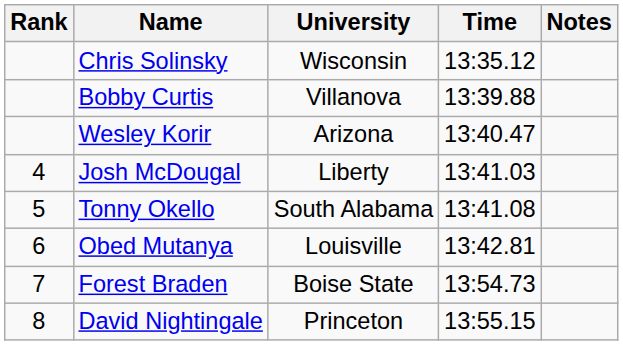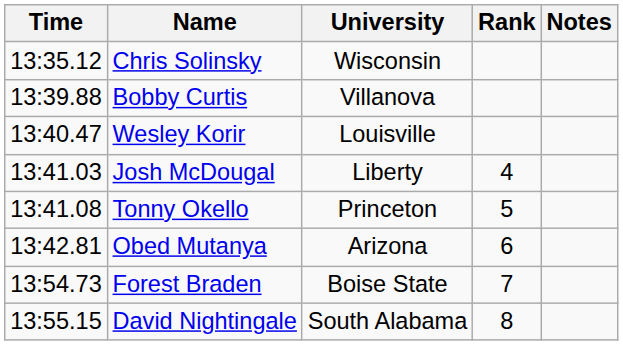columns swapped: (39, 23) <-> (490, 23)
(353, 135) Arizona -> (388, 135) Louisville
(353, 209) South Alabama -> (388, 209) Princeton
(353, 246) Louisville -> (388, 246) Arizona
(353, 321) Princeton -> (388, 321) South Alabama
